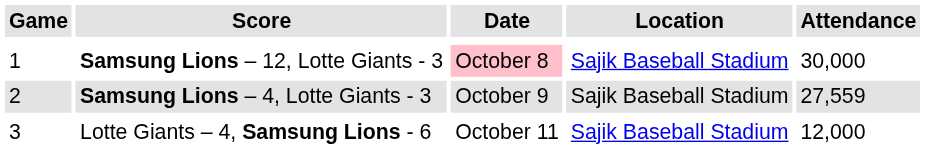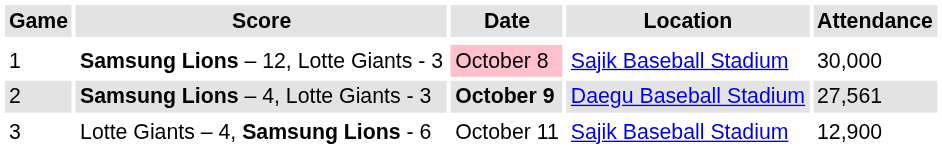(502, 96) normal -> (505, 96) bold
(680, 96) Sajik Baseball Stadium -> (688, 96) Daegu Baseball Stadium
(833, 96) 27,559 -> (850, 96) 27,561
(833, 132) 12,000 -> (850, 132) 12,900
